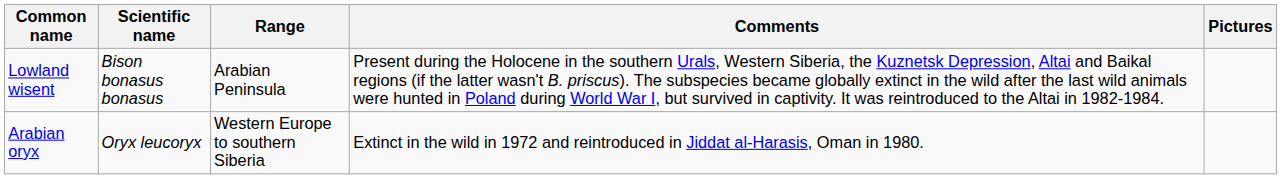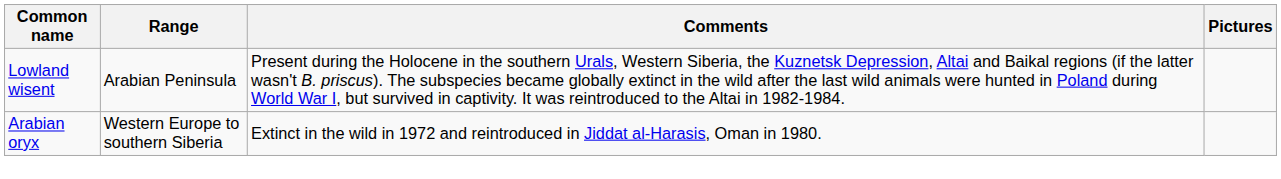- column: (154, 26)
